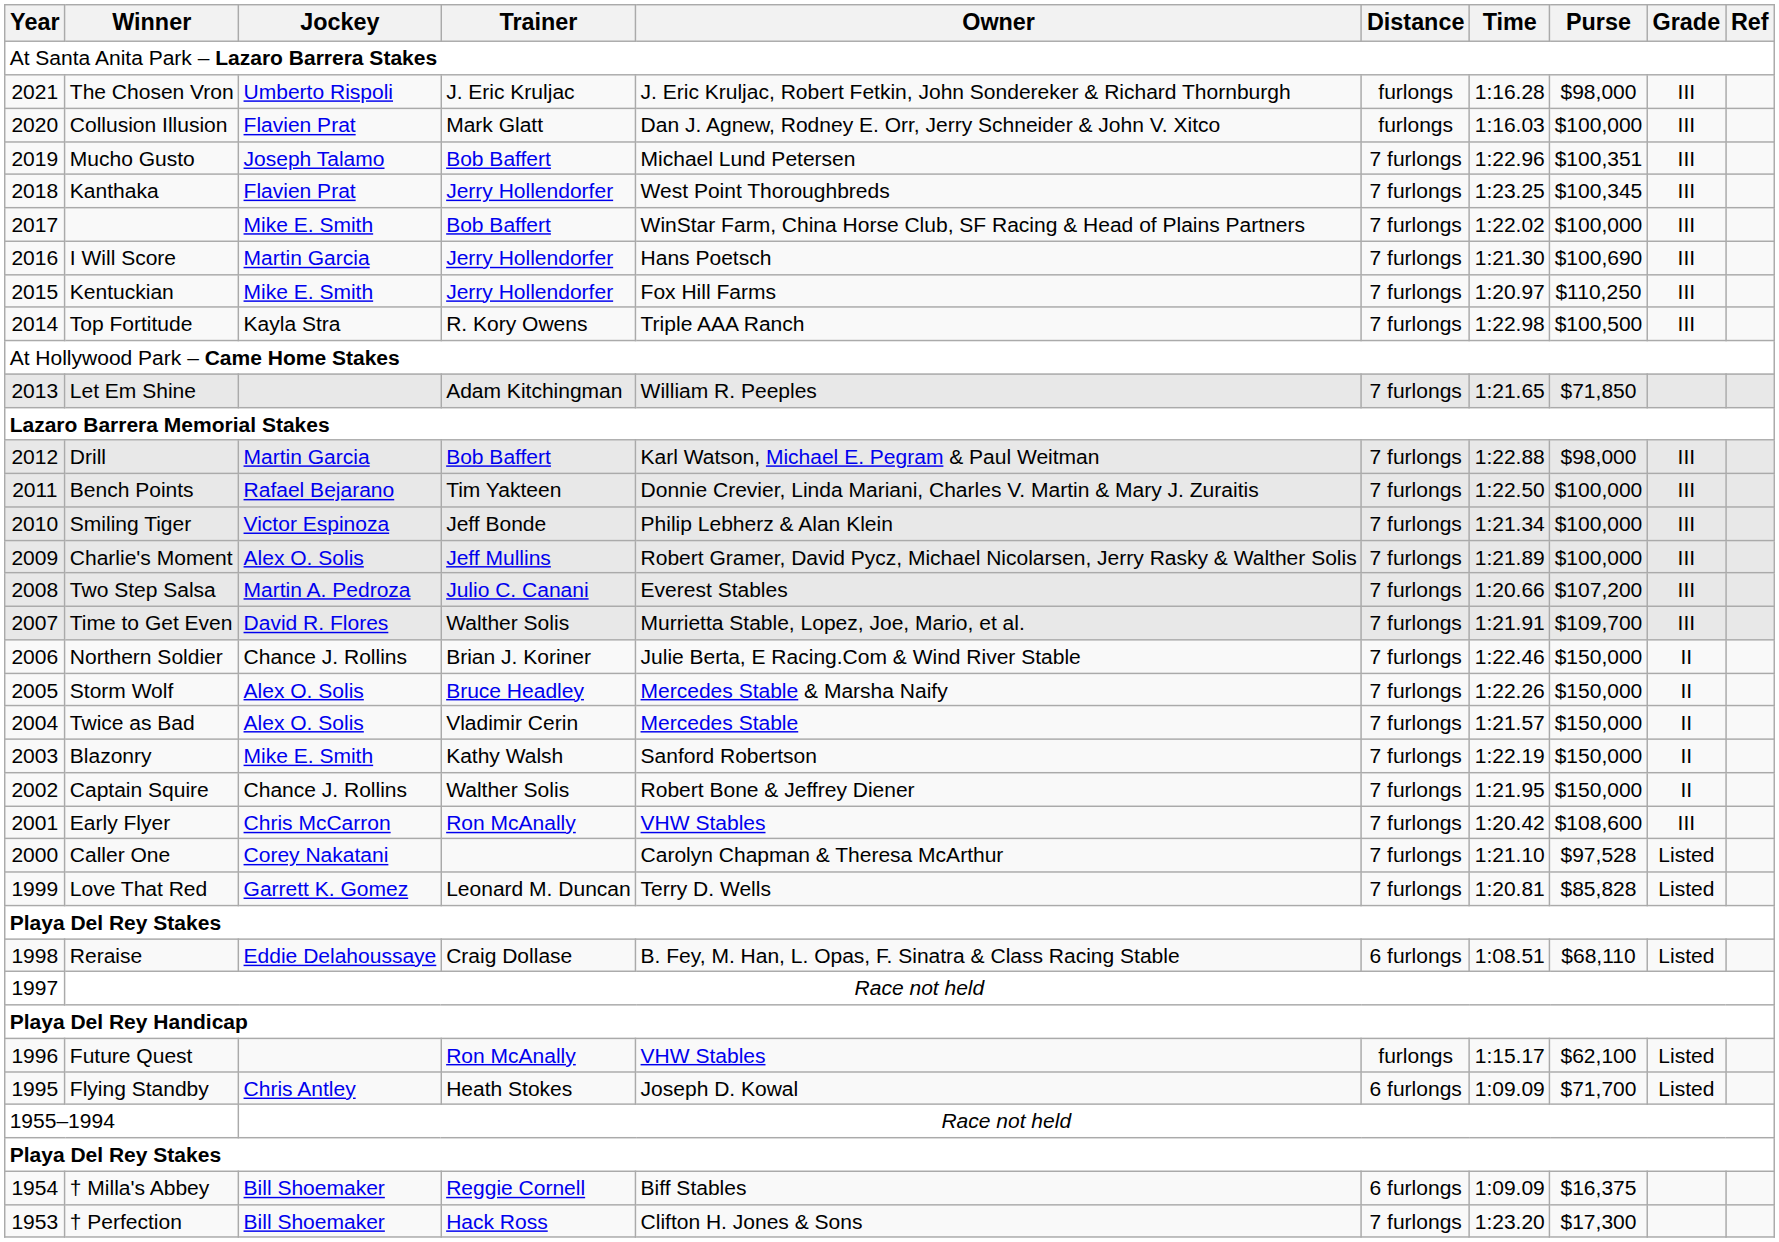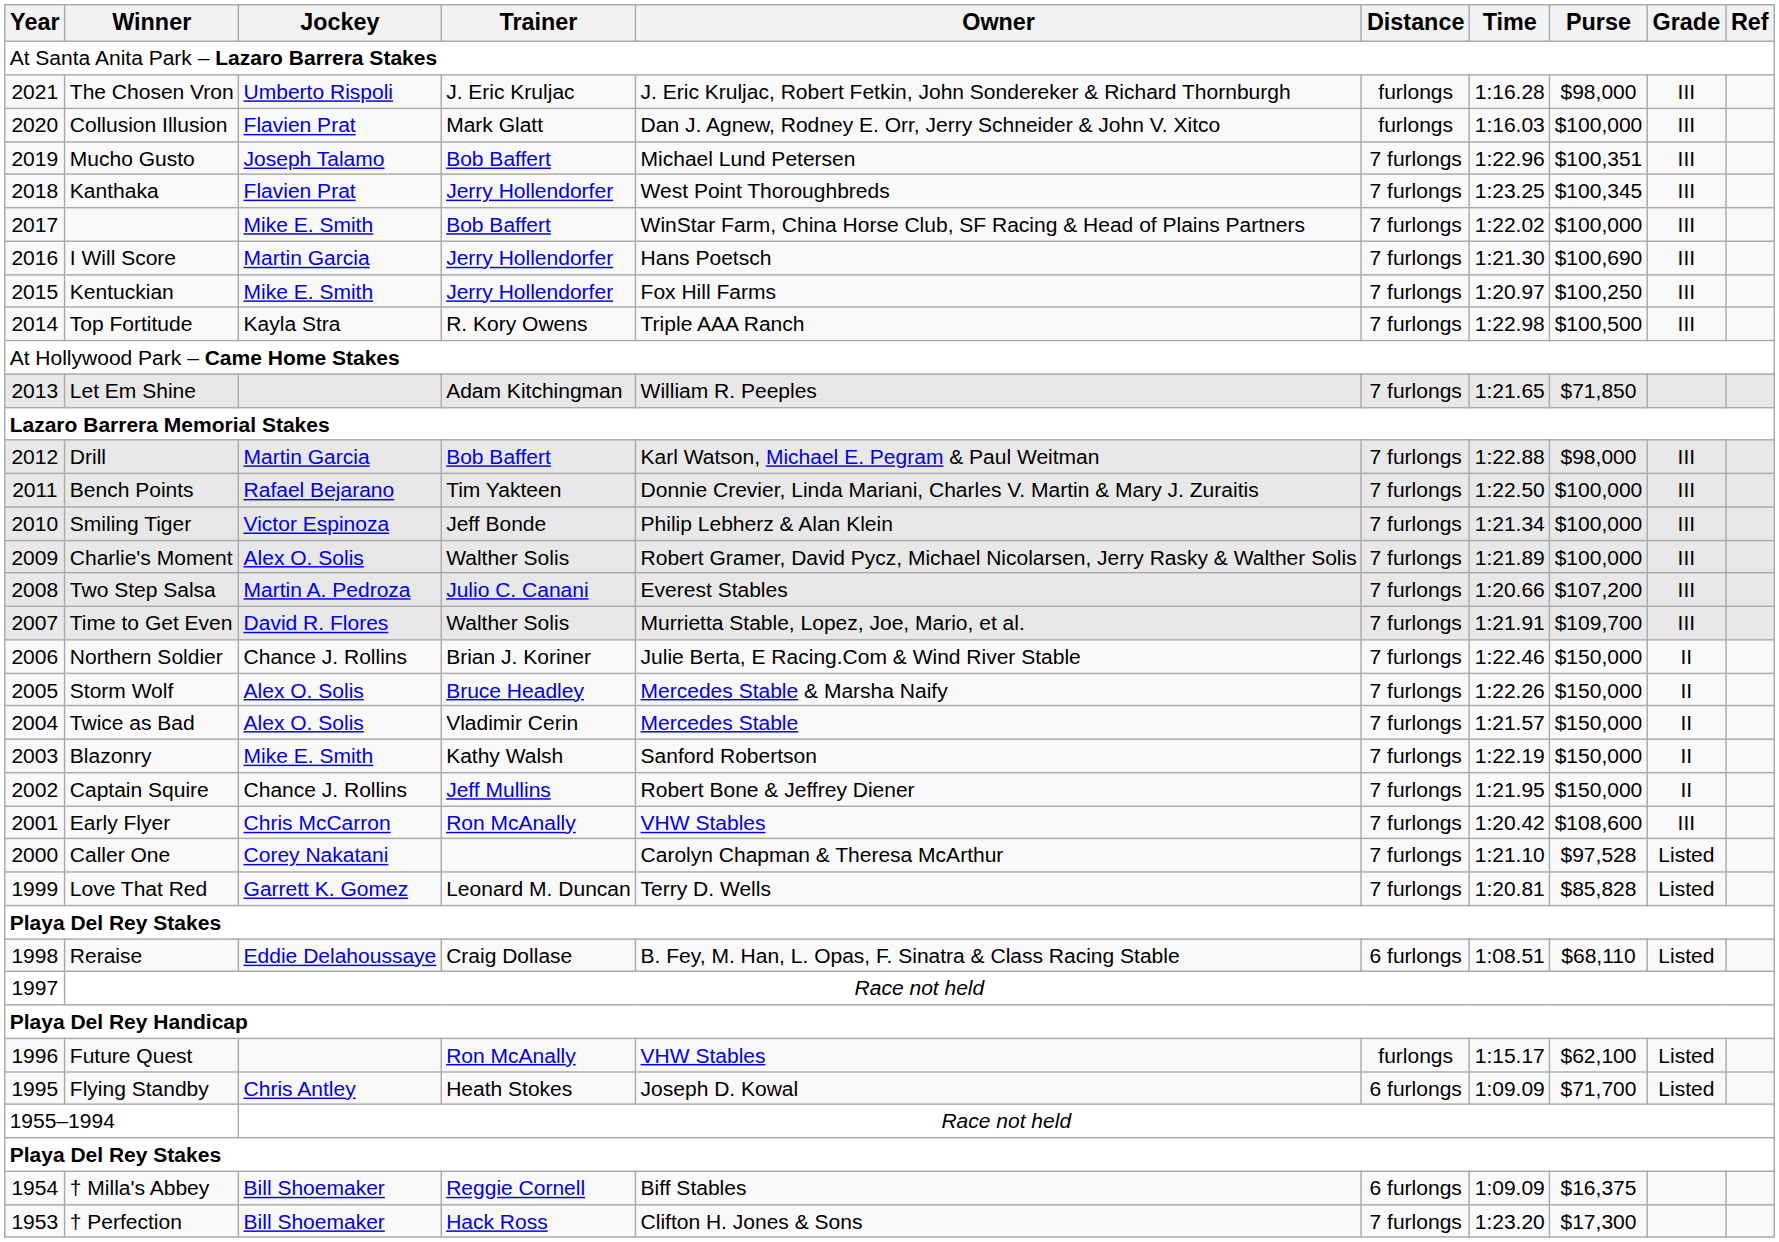(1598, 291) $110,250 -> (1598, 291) $100,250
(499, 557) Jeff Mullins -> (508, 557) Walther Solis
(508, 789) Walther Solis -> (499, 789) Jeff Mullins
